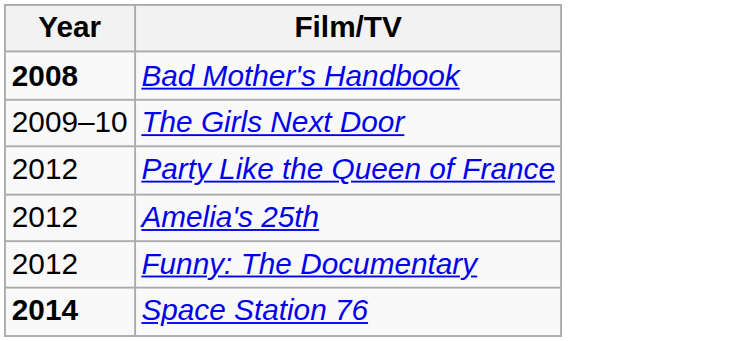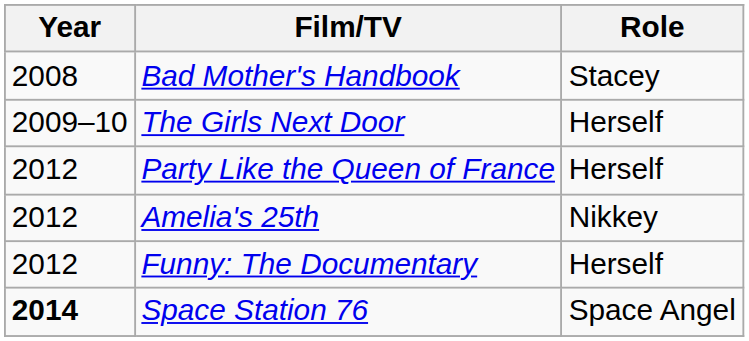+ column: (652, 28)
(45, 75) bold -> (45, 75) normal
